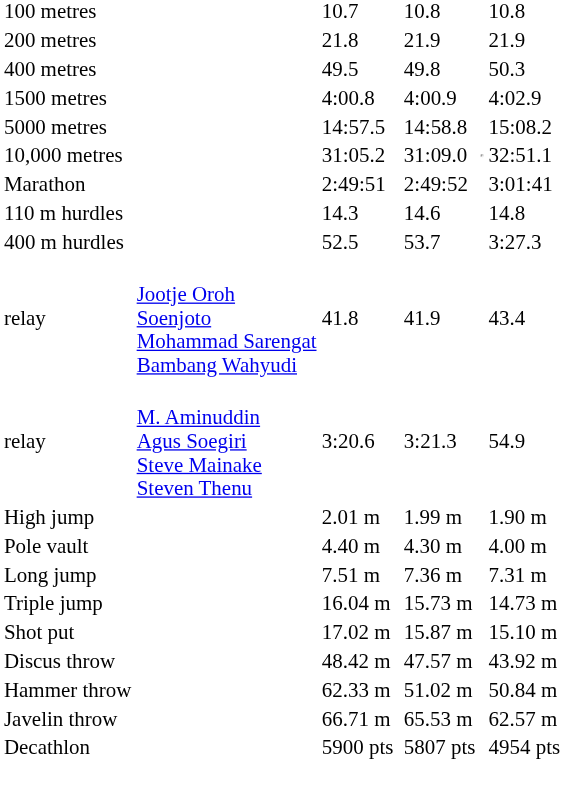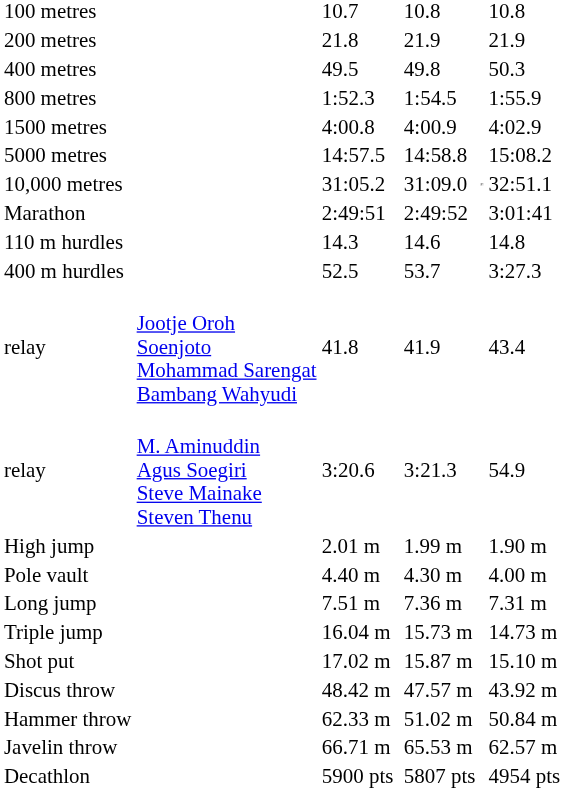+ row: (50, 98)
